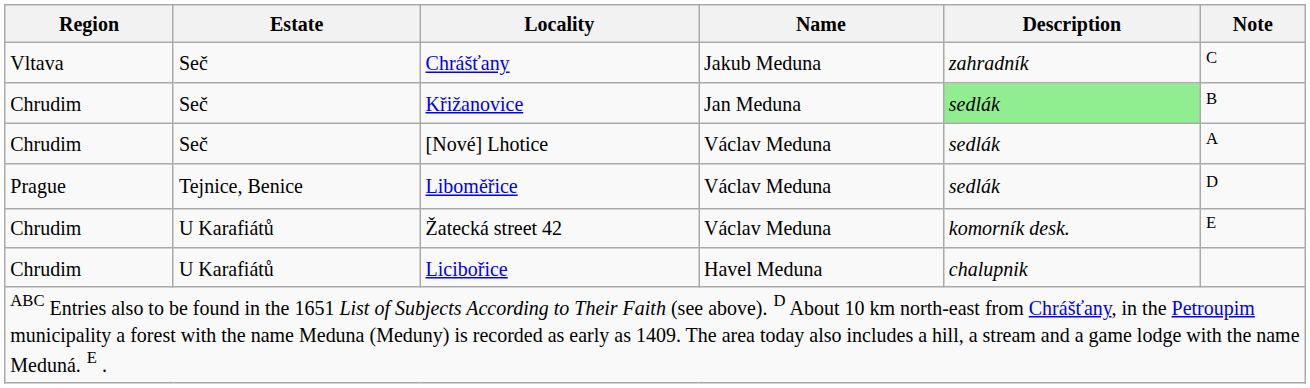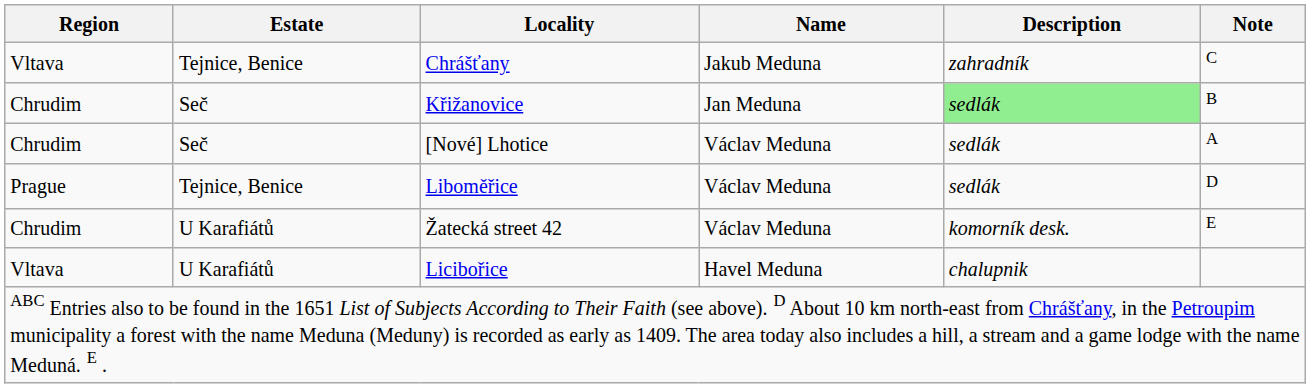(193, 64) Seč -> (241, 64) Tejnice, Benice
(46, 268) Chrudim -> (37, 268) Vltava
